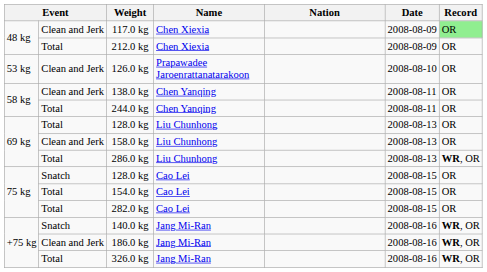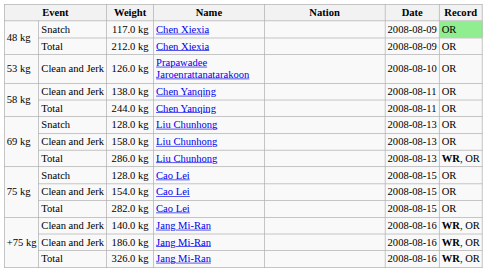(73, 29) Clean and Jerk -> (56, 29) Snatch
(52, 125) Total -> (56, 125) Snatch
(52, 192) Total -> (73, 192) Clean and Jerk
(56, 225) Snatch -> (73, 225) Clean and Jerk
